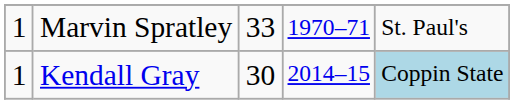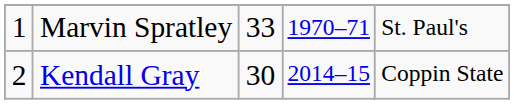(19, 74) 1 -> (19, 74) 2
(442, 74) lightblue background -> (442, 74) no background
